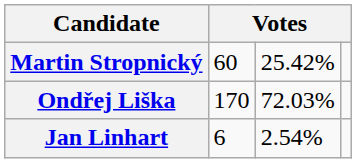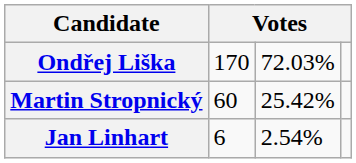rows swapped: (106, 99) <-> (106, 61)
